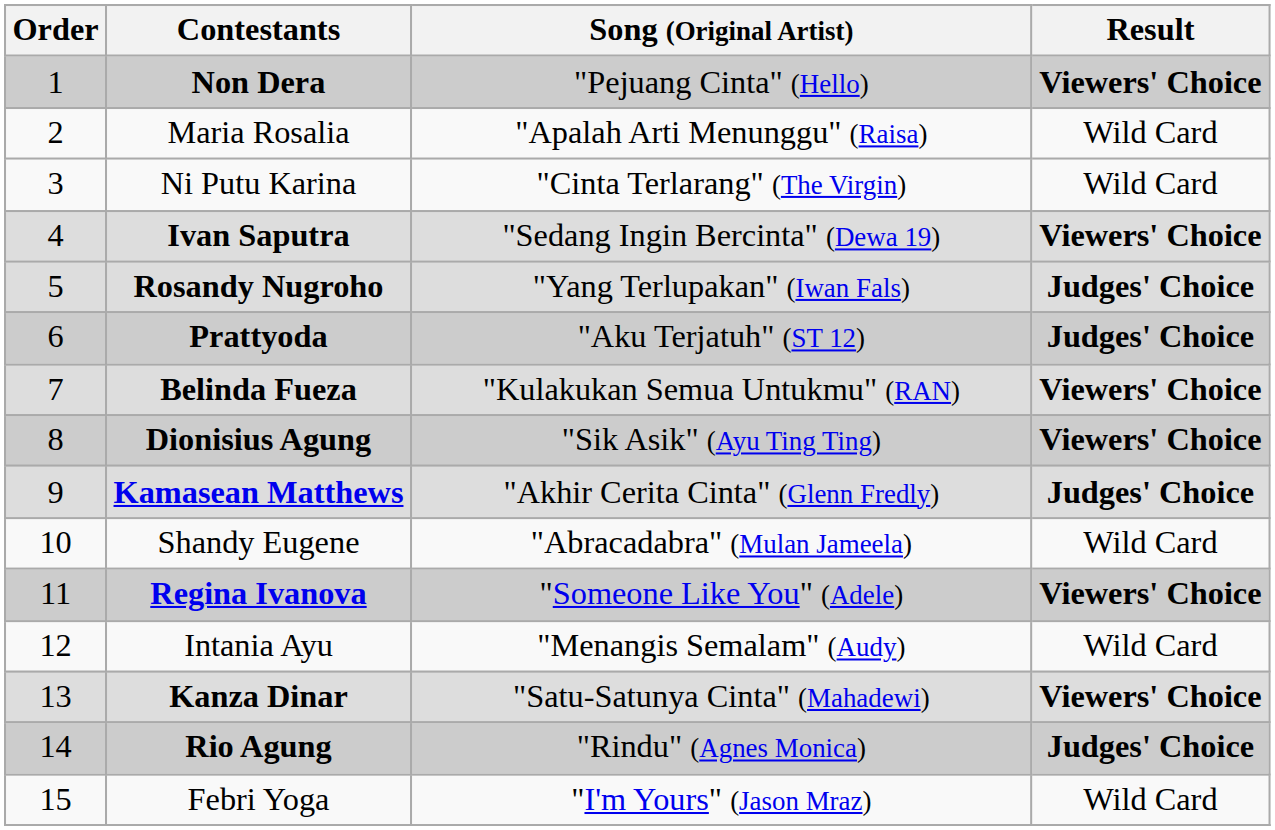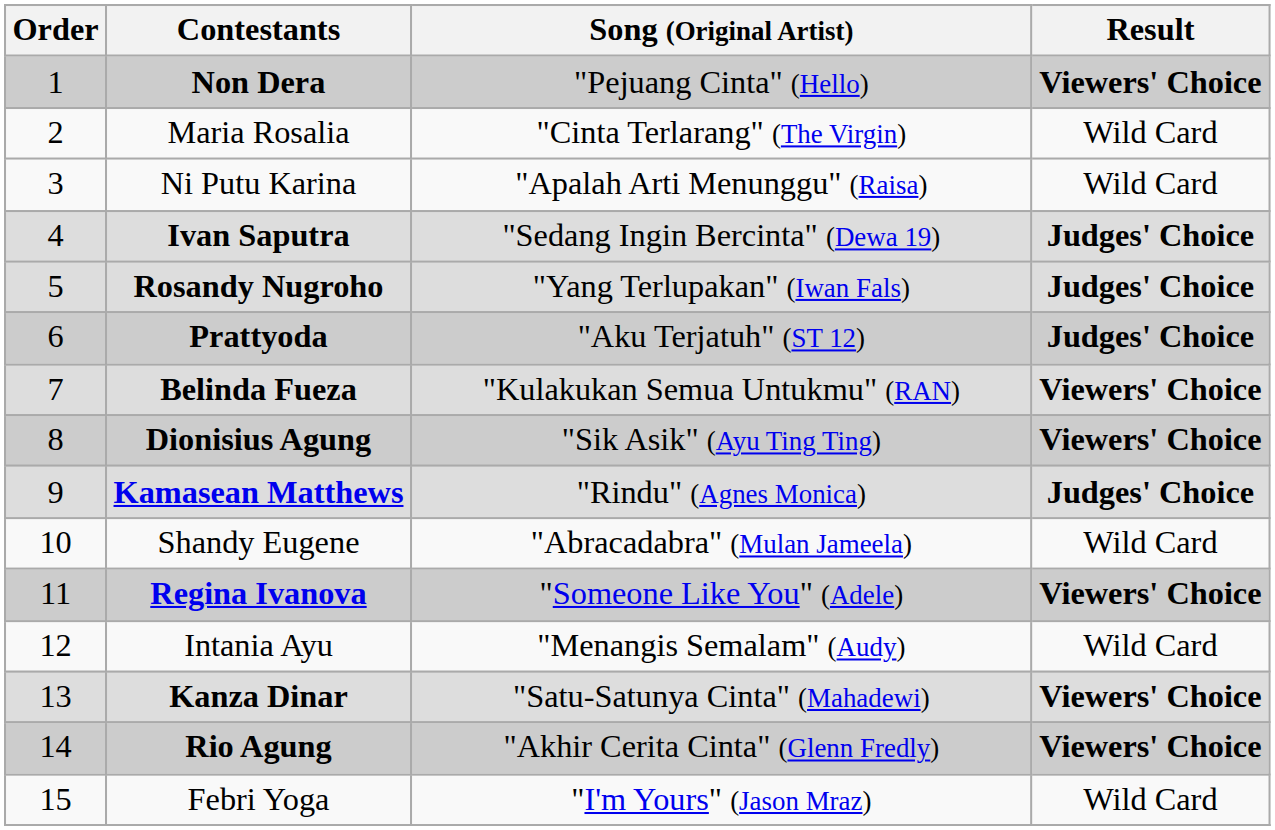(721, 132) "Apalah Arti Menunggu" (Raisa) -> (721, 132) "Cinta Terlarang" (The Virgin)
(721, 183) "Cinta Terlarang" (The Virgin) -> (721, 183) "Apalah Arti Menunggu" (Raisa)
(1150, 235) Viewers' Choice -> (1150, 235) Judges' Choice
(721, 491) "Akhir Cerita Cinta" (Glenn Fredly) -> (721, 491) "Rindu" (Agnes Monica)
(721, 747) "Rindu" (Agnes Monica) -> (721, 747) "Akhir Cerita Cinta" (Glenn Fredly)
(1150, 747) Judges' Choice -> (1150, 747) Viewers' Choice
